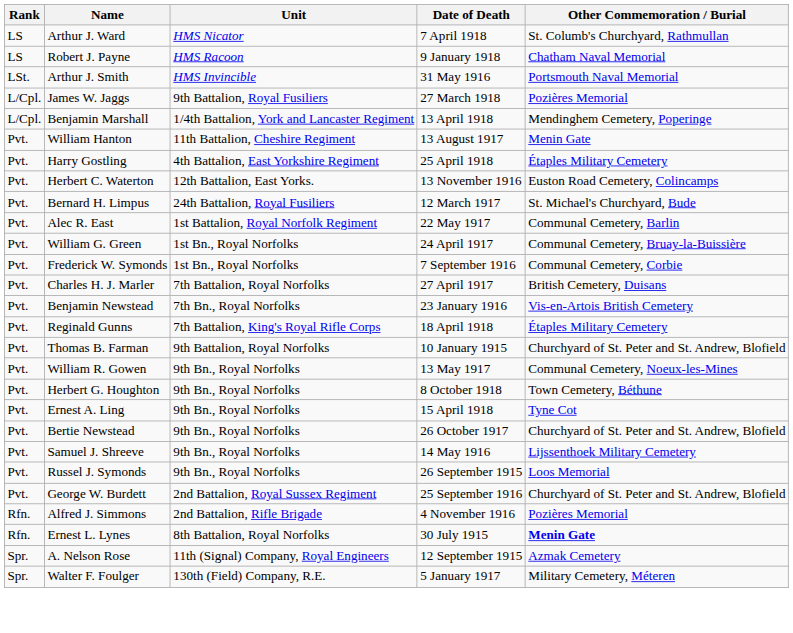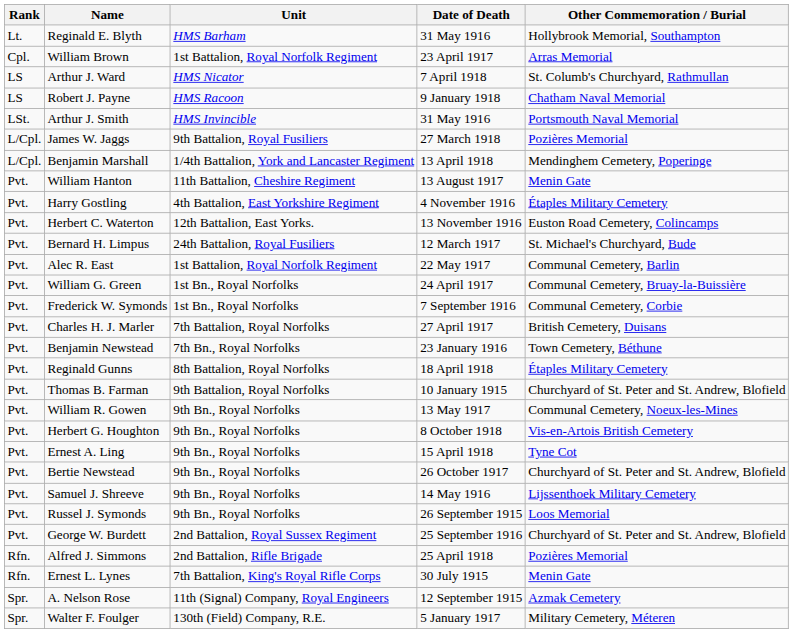+ row: (95, 35)
+ row: (88, 56)
(457, 160) 25 April 1918 -> (468, 202) 4 November 1916
(611, 306) Vis-en-Artois British Cemetery -> (595, 347) Town Cemetery, Béthune
(277, 327) 7th Battalion, King's Royal Rifle Corps -> (251, 368) 8th Battalion, Royal Norfolks
(595, 389) Town Cemetery, Béthune -> (611, 431) Vis-en-Artois British Cemetery
(468, 514) 4 November 1916 -> (457, 555) 25 April 1918
(251, 535) 8th Battalion, Royal Norfolks -> (277, 576) 7th Battalion, King's Royal Rifle Corps
(562, 535) bold -> (559, 576) normal
